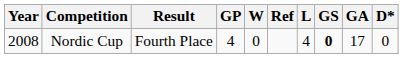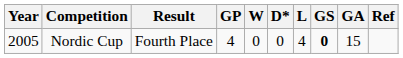columns swapped: (385, 16) <-> (282, 16)
(23, 41) 2008 -> (23, 41) 2005
(357, 41) 17 -> (353, 41) 15
